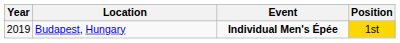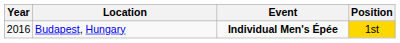(19, 29) 2019 -> (19, 29) 2016
